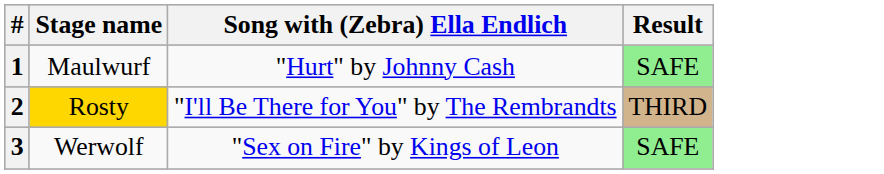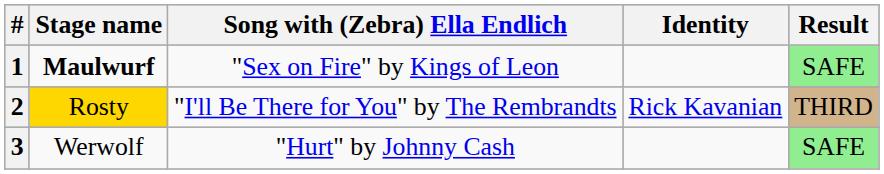+ column: (705, 24)
(99, 65) normal -> (99, 65) bold
(395, 65) "Hurt" by Johnny Cash -> (395, 65) "Sex on Fire" by Kings of Leon
(395, 147) "Sex on Fire" by Kings of Leon -> (395, 147) "Hurt" by Johnny Cash
